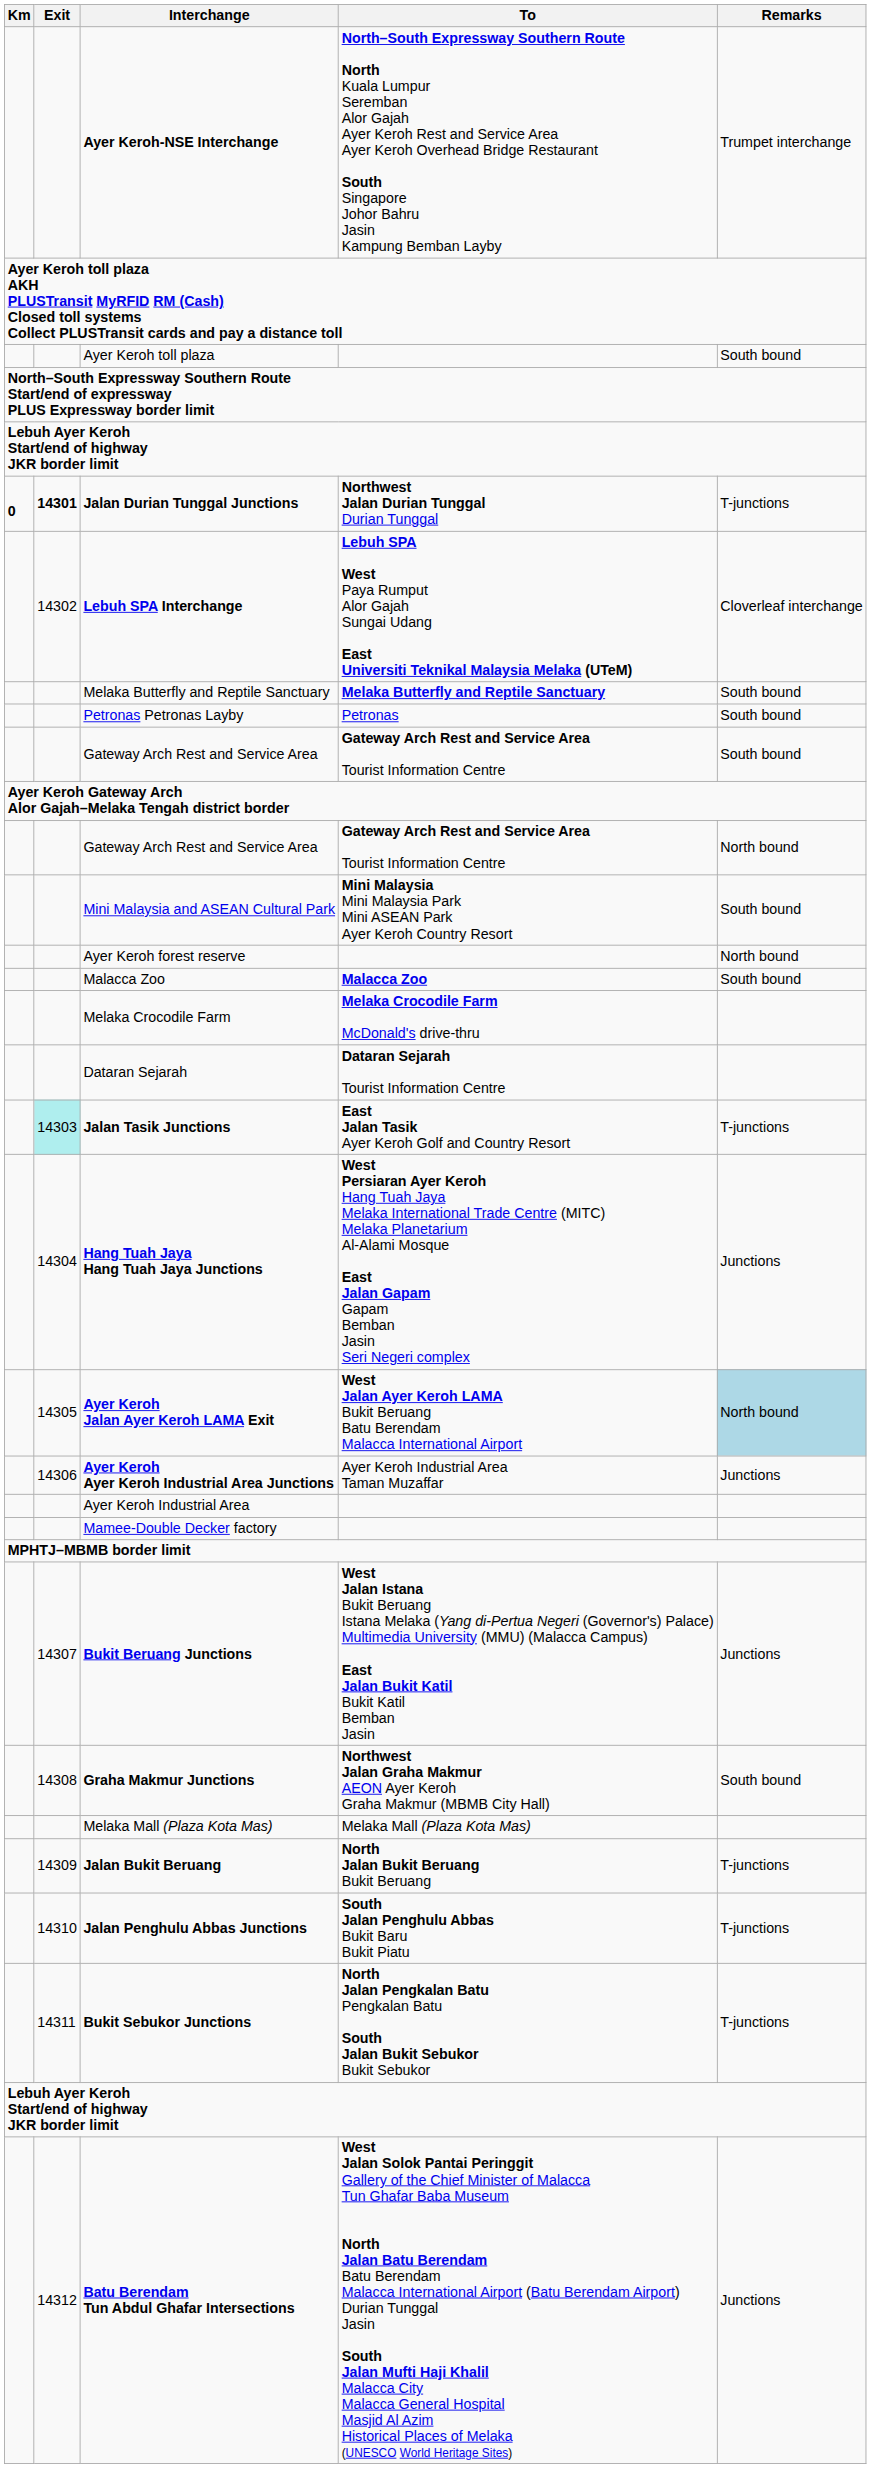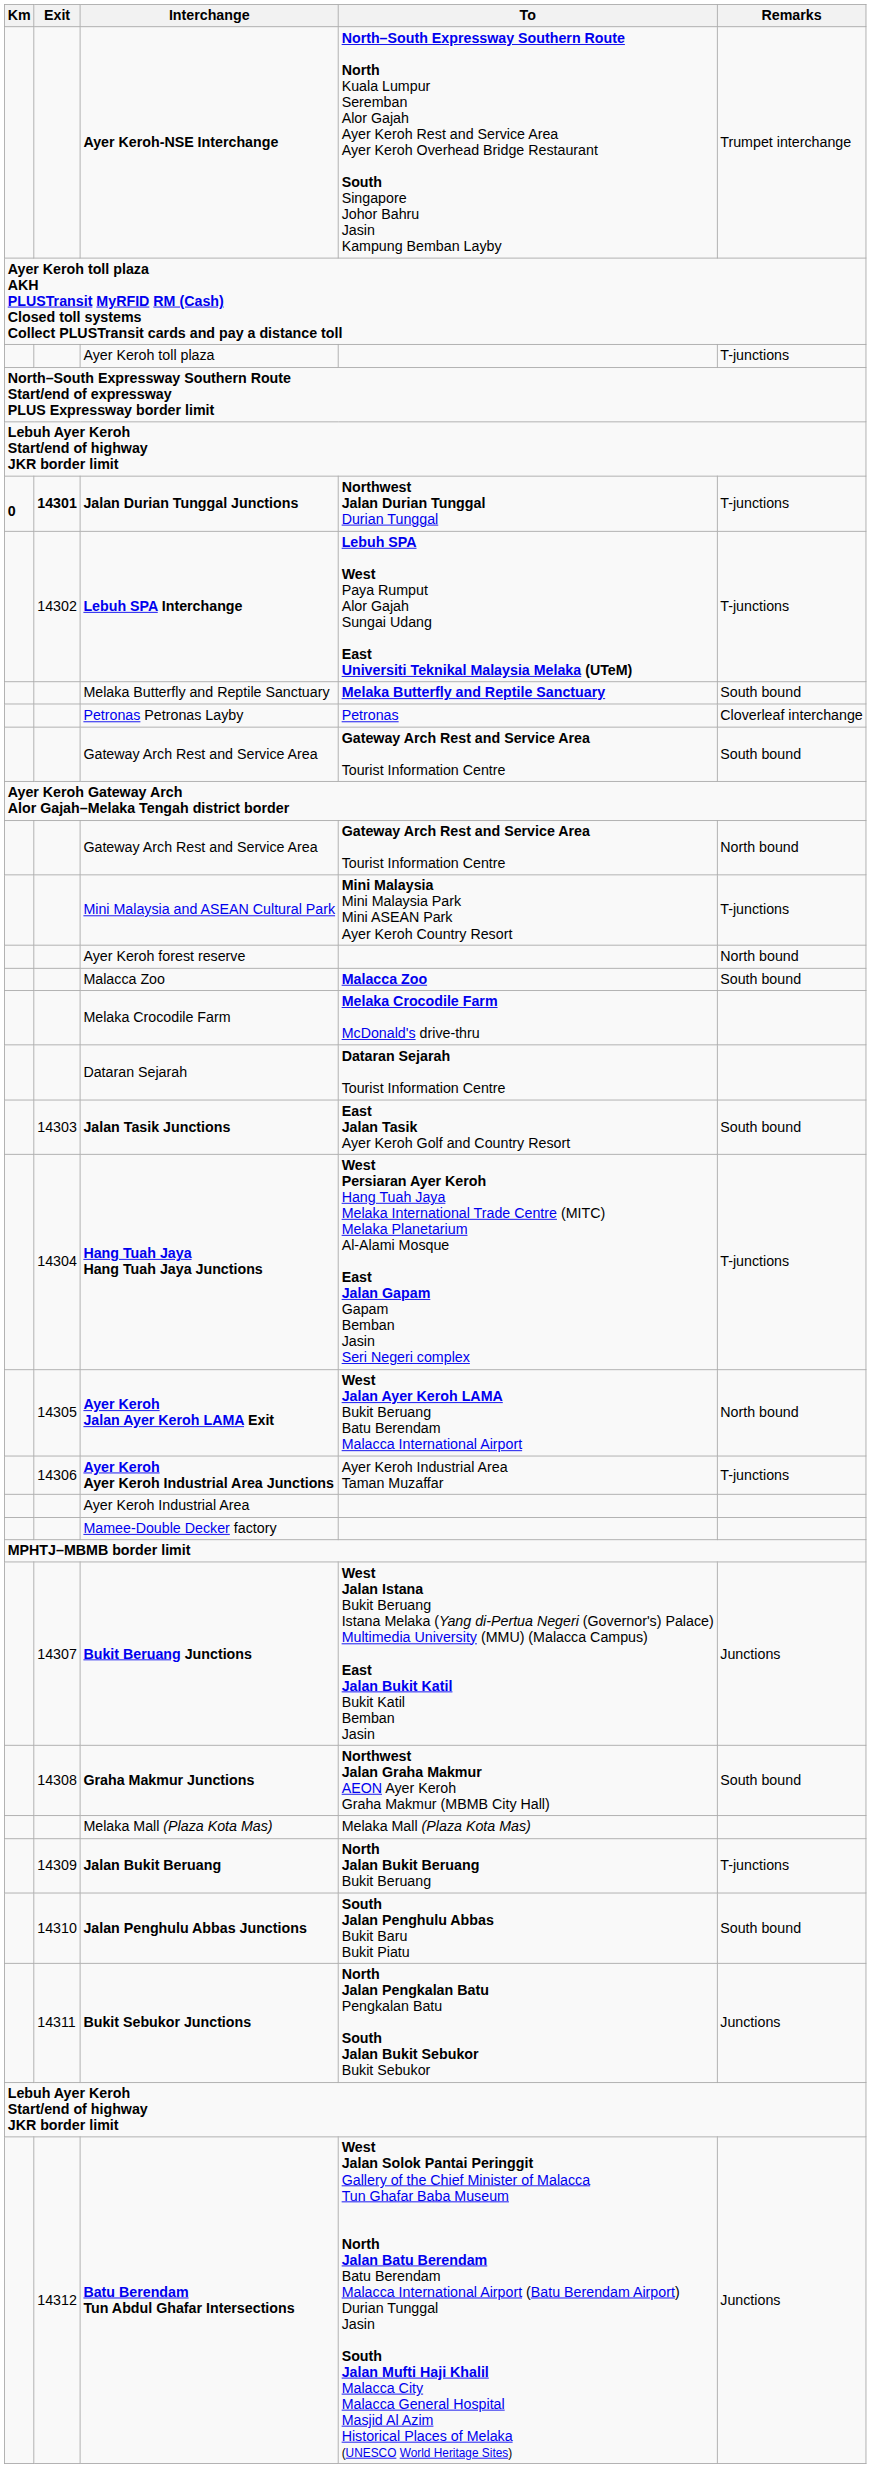(761, 355) South bound -> (755, 355) T-junctions
(792, 606) Cloverleaf interchange -> (755, 606) T-junctions
(761, 715) South bound -> (792, 715) Cloverleaf interchange
(761, 910) South bound -> (755, 910) T-junctions
(57, 1127) paleturquoise background -> (57, 1127) no background
(755, 1127) T-junctions -> (761, 1127) South bound
(750, 1261) Junctions -> (755, 1261) T-junctions
(759, 1412) lightblue background -> (759, 1412) no background
(750, 1475) Junctions -> (755, 1475) T-junctions
(755, 1928) T-junctions -> (761, 1928) South bound
(755, 2022) T-junctions -> (750, 2022) Junctions
